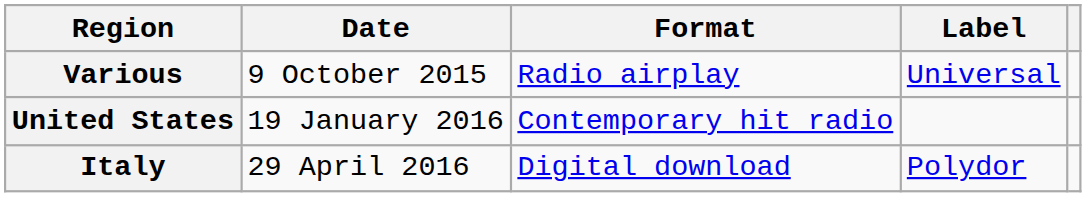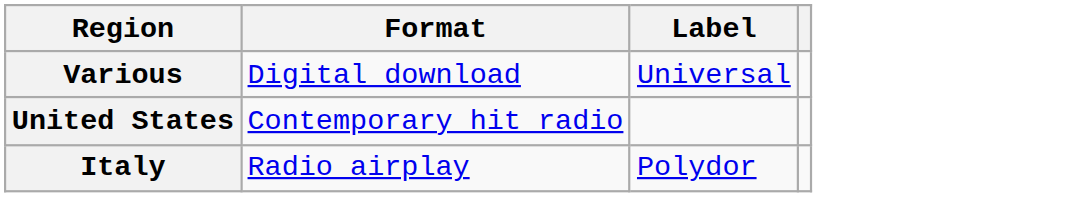- column: (376, 28)
(628, 75) Radio airplay -> (384, 75) Digital download
(654, 167) Digital download -> (359, 167) Radio airplay
